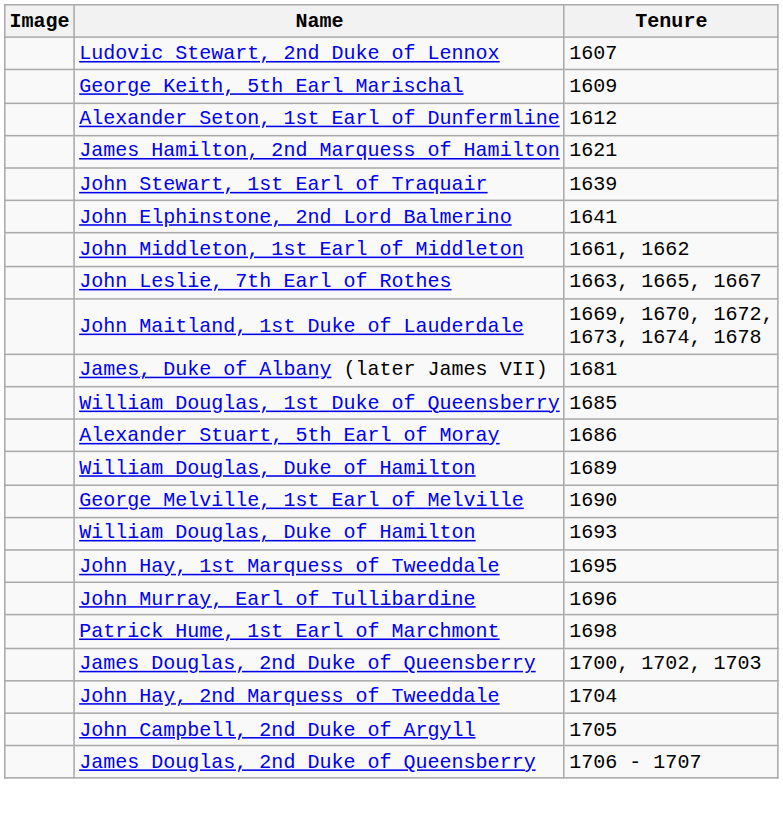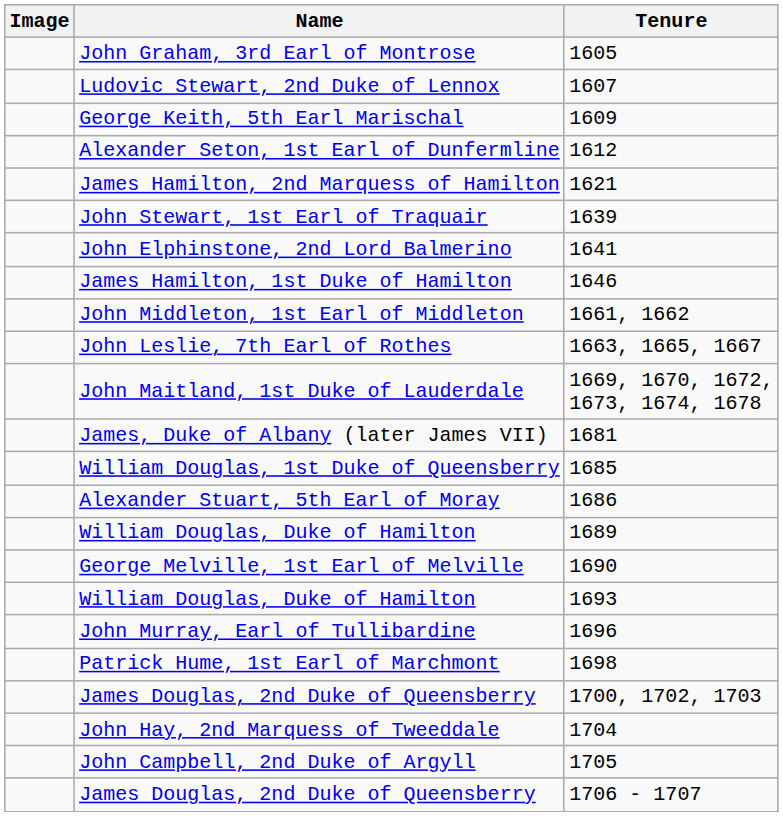+ row: (277, 54)
+ row: (295, 282)
- row: (289, 566)
